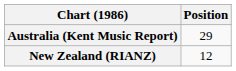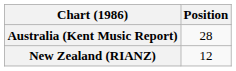(206, 35) 29 -> (206, 35) 28
